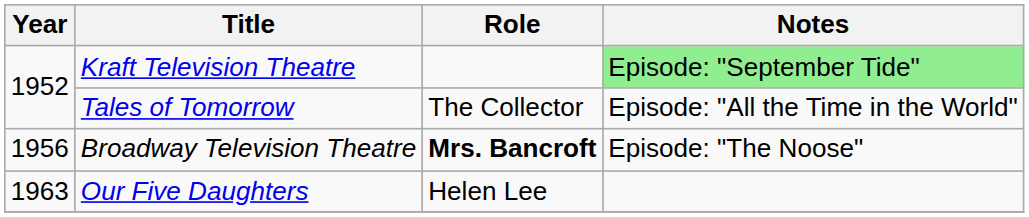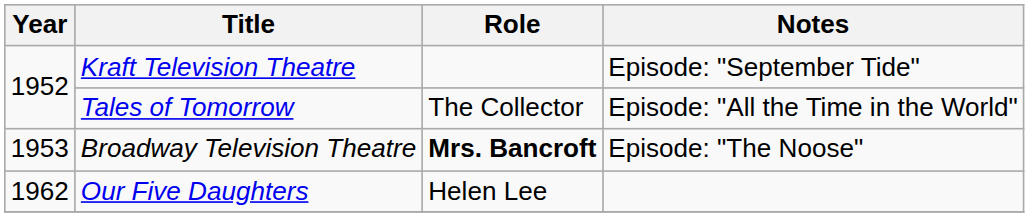(764, 66) lightgreen background -> (764, 66) no background
(40, 149) 1956 -> (40, 149) 1953
(40, 190) 1963 -> (40, 190) 1962
